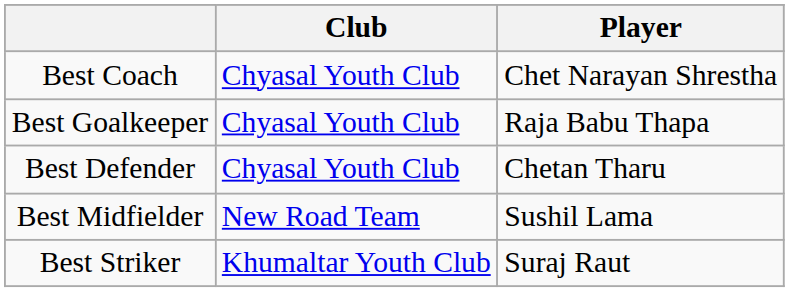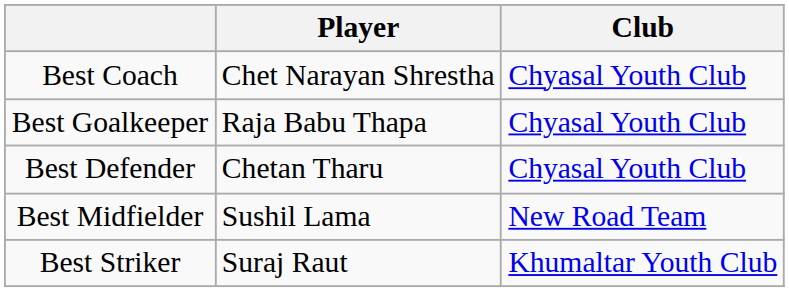columns swapped: (641, 27) <-> (356, 27)
